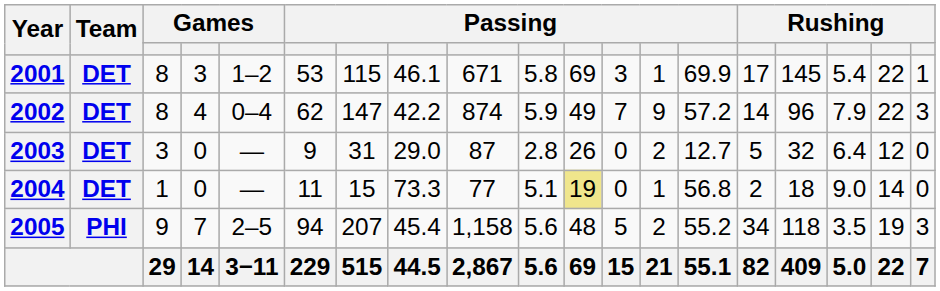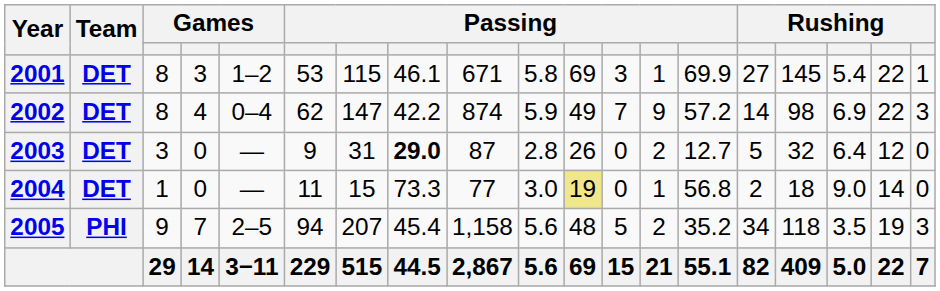(756, 73) 17 -> (756, 73) 27
(801, 112) 96 -> (801, 112) 98
(849, 112) 7.9 -> (849, 112) 6.9
(417, 150) normal -> (417, 150) bold
(541, 189) 5.1 -> (541, 189) 3.0
(707, 227) 55.2 -> (707, 227) 35.2
